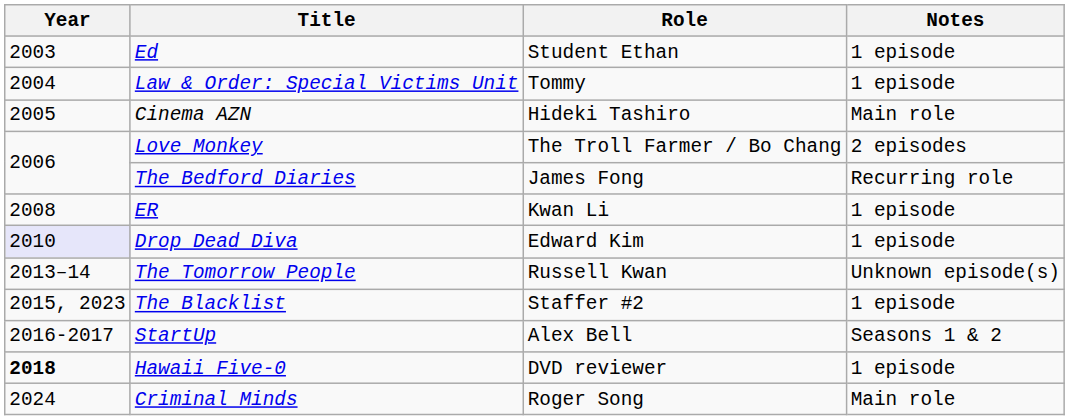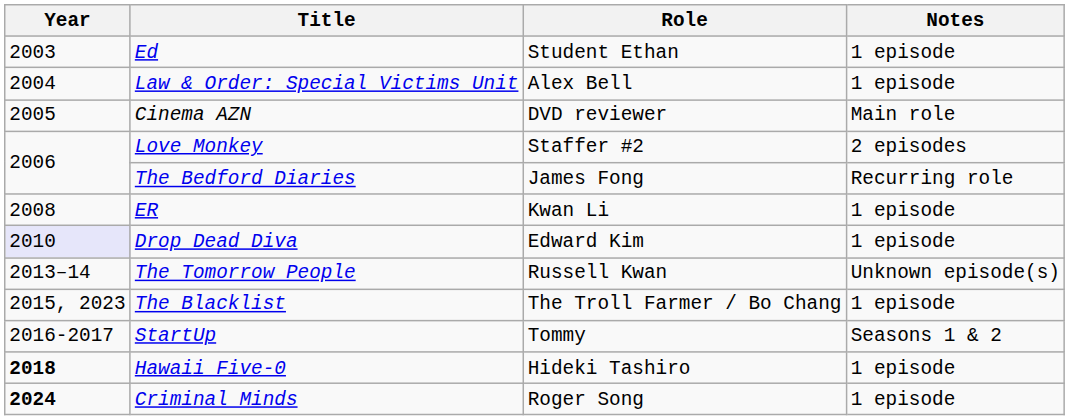(557, 84) Tommy -> (580, 84) Alex Bell
(609, 115) Hideki Tashiro -> (597, 115) DVD reviewer
(685, 147) The Troll Farmer / Bo Chang -> (586, 147) Staffer #2
(586, 305) Staffer #2 -> (685, 305) The Troll Farmer / Bo Chang
(580, 336) Alex Bell -> (557, 336) Tommy
(597, 368) DVD reviewer -> (609, 368) Hideki Tashiro
(33, 399) normal -> (33, 399) bold
(903, 399) Main role -> (903, 399) 1 episode
